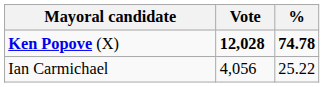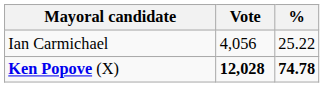rows swapped: (64, 43) <-> (58, 69)
